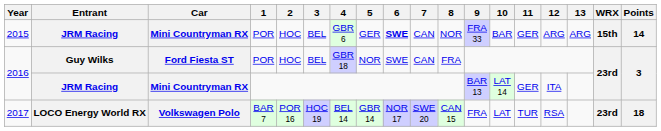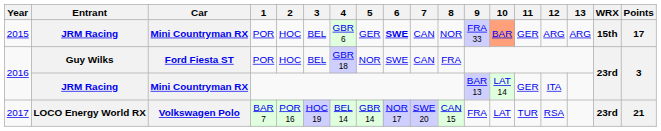(502, 33) no background -> (502, 33) lightsalmon background
(639, 33) 14 -> (639, 33) 17
(639, 113) 18 -> (639, 113) 21
